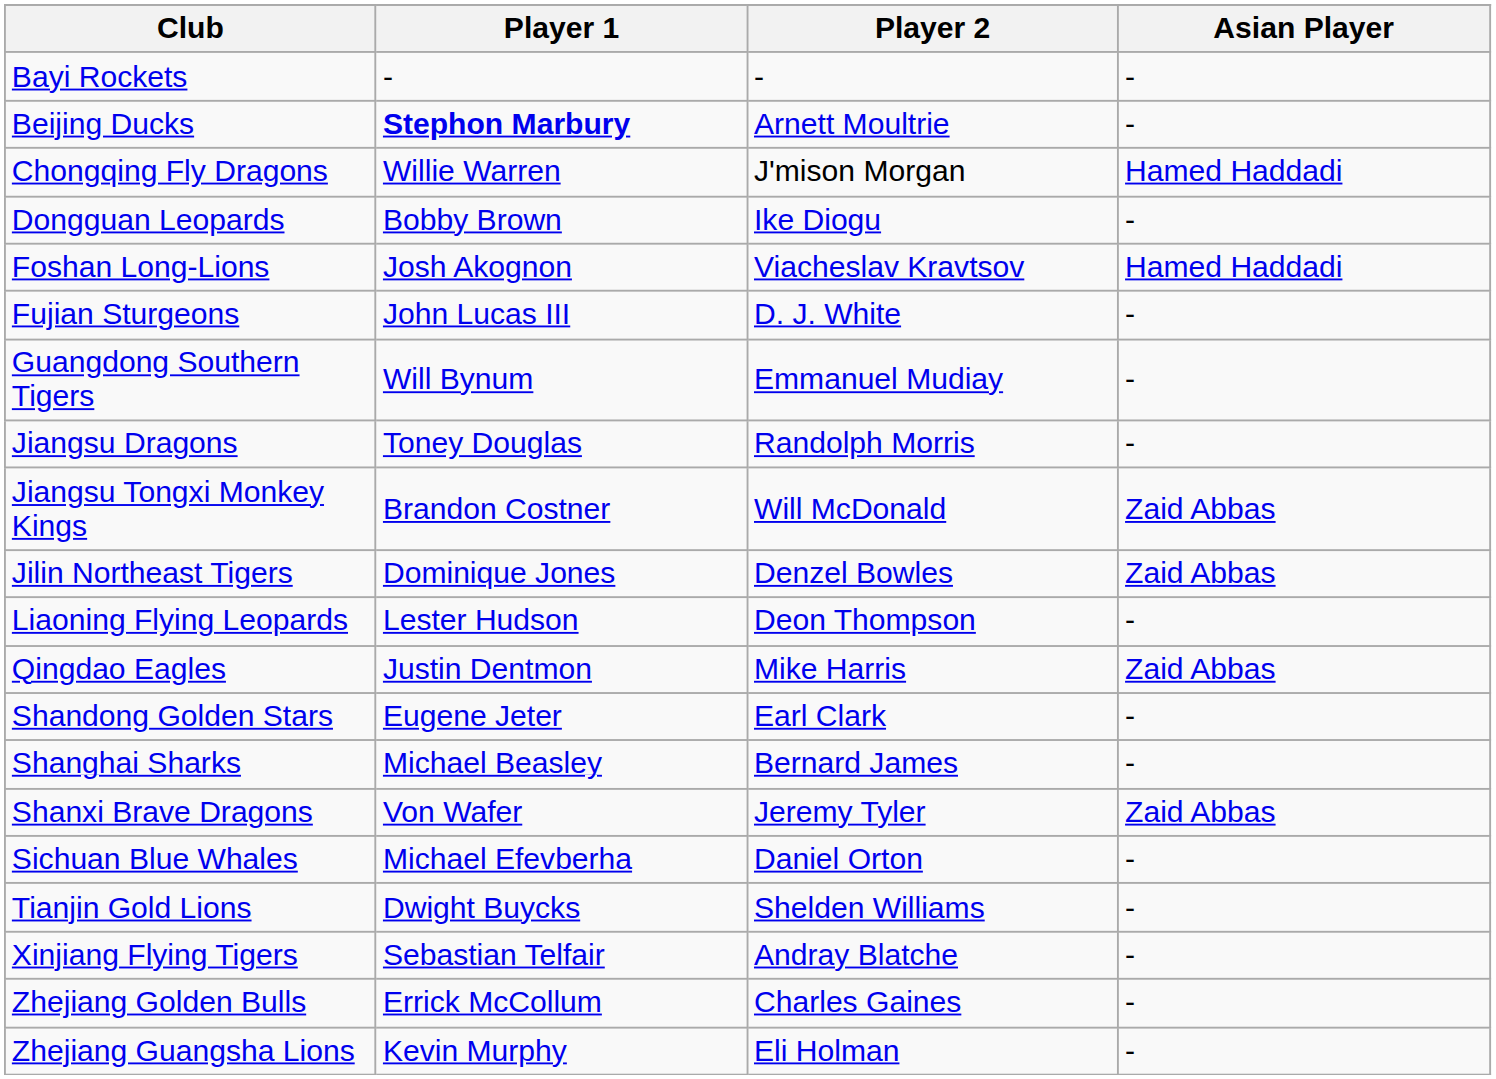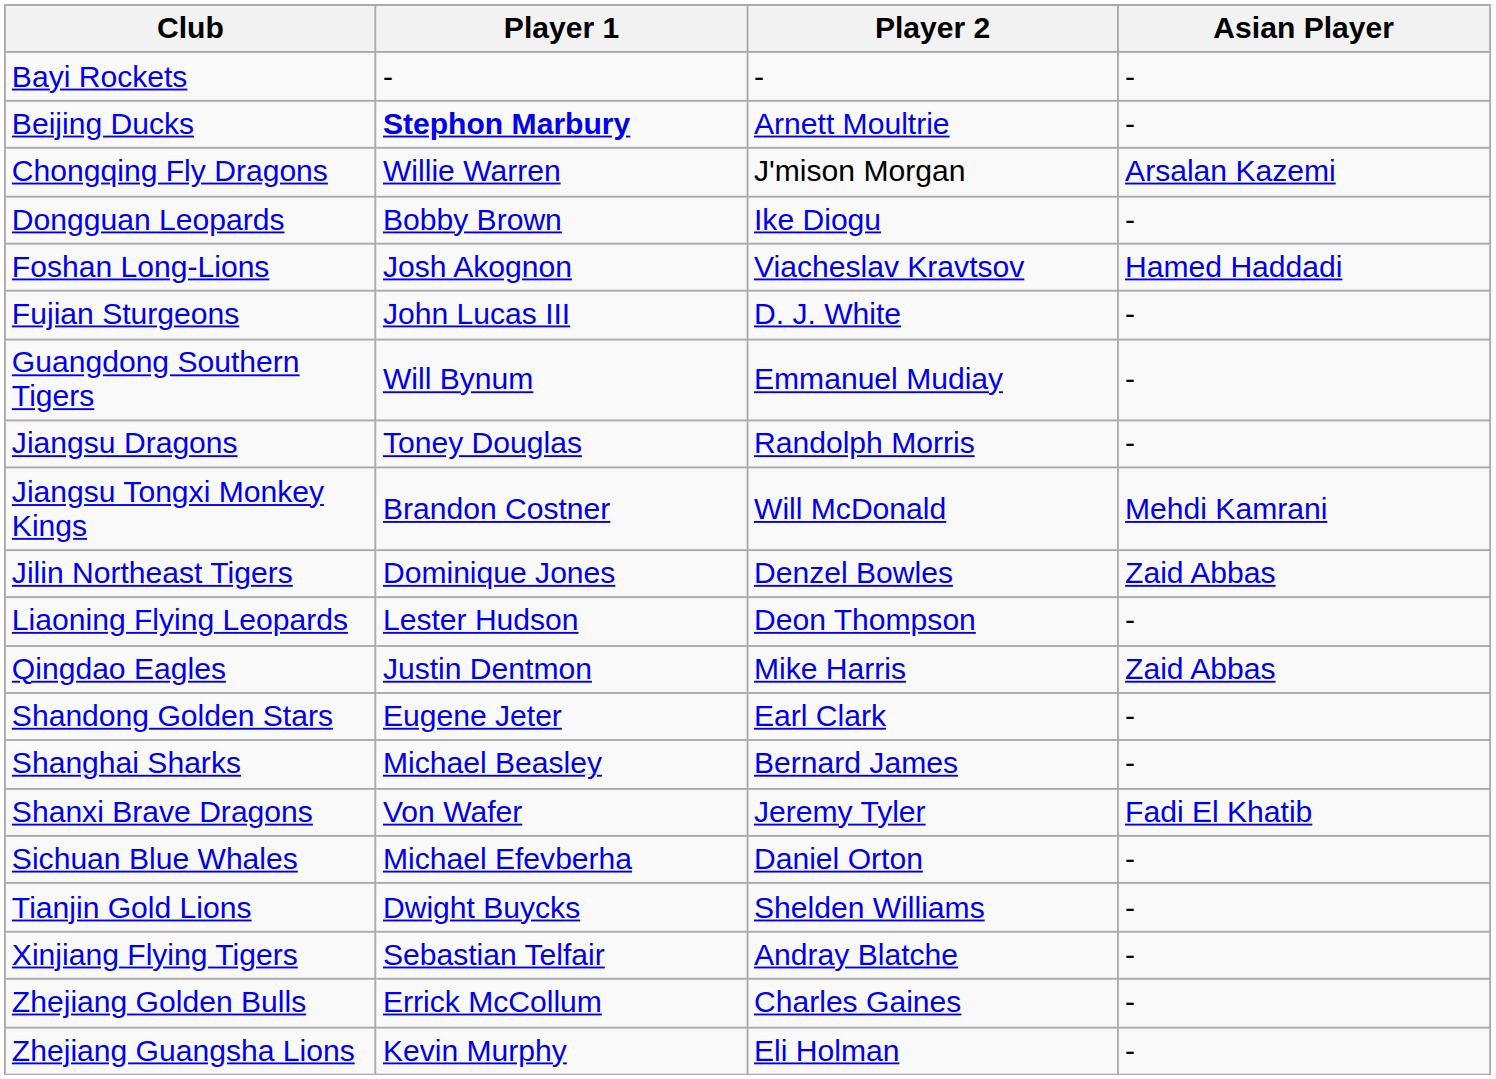(1234, 171) Hamed Haddadi -> (1230, 171) Arsalan Kazemi
(1200, 508) Zaid Abbas -> (1226, 508) Mehdi Kamrani
(1200, 811) Zaid Abbas -> (1219, 811) Fadi El Khatib
